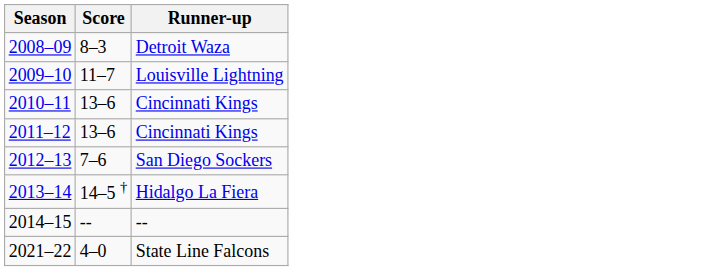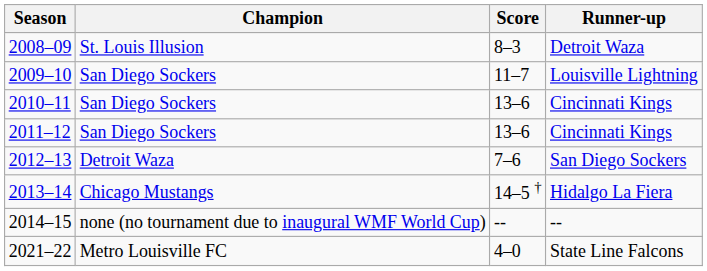+ column: (283, 18)
